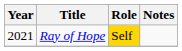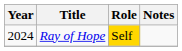(21, 35) 2021 -> (21, 35) 2024
